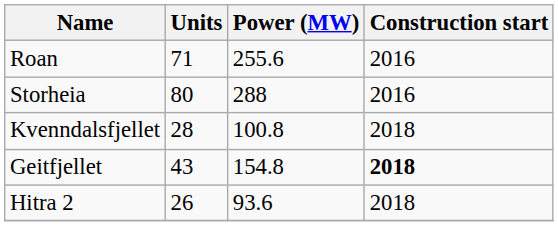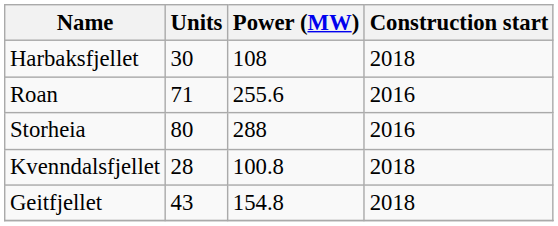+ row: (74, 58)
(392, 166) bold -> (392, 202) normal
- row: (42, 202)
